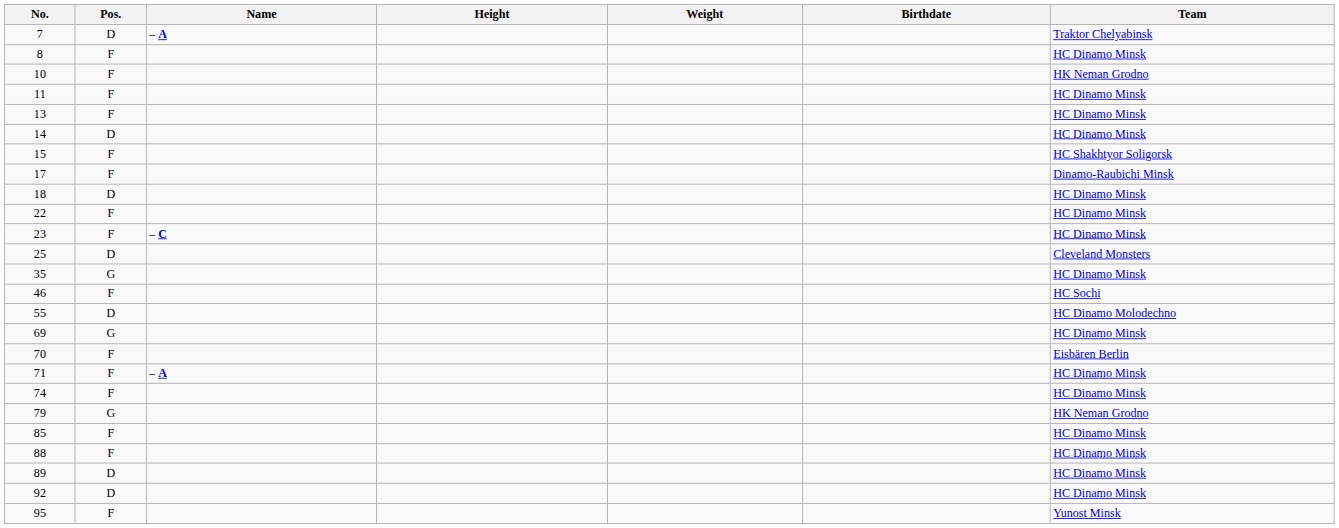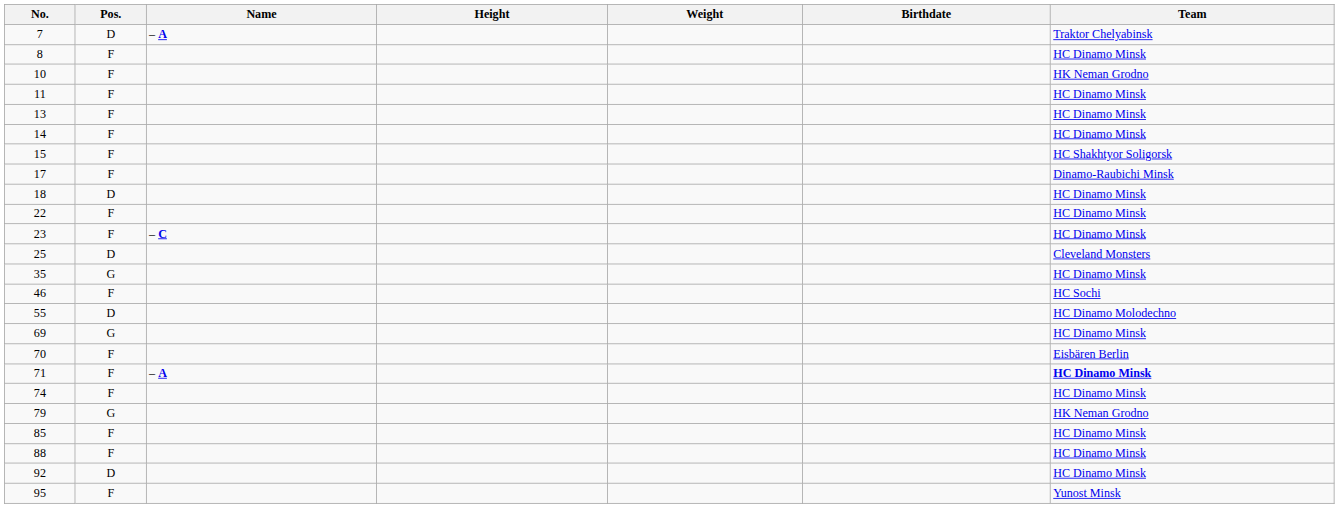(111, 134) D -> (111, 134) F
(1100, 373) normal -> (1102, 373) bold
- row: (40, 473)
